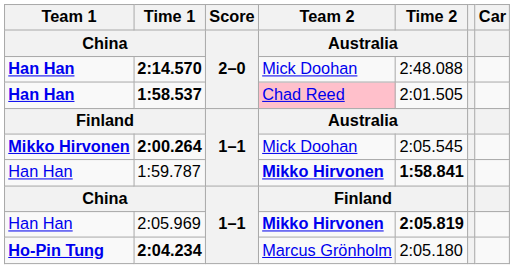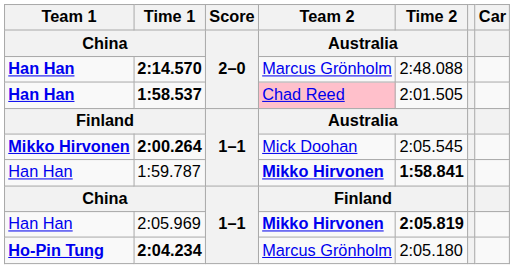(310, 69) Mick Doohan -> (327, 69) Marcus Grönholm
